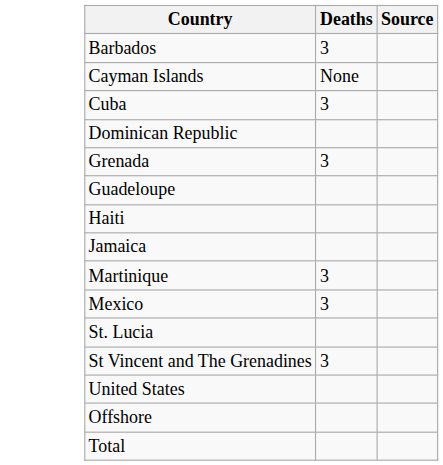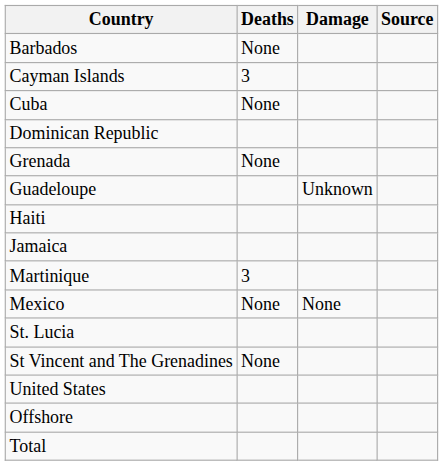+ column: (337, 19)
(324, 48) 3 -> (260, 48) None
(339, 76) None -> (246, 76) 3
(324, 104) 3 -> (260, 104) None
(324, 161) 3 -> (260, 161) None
(324, 303) 3 -> (260, 303) None
(324, 360) 3 -> (260, 360) None
